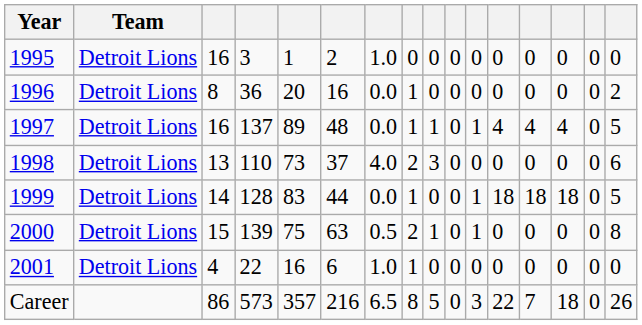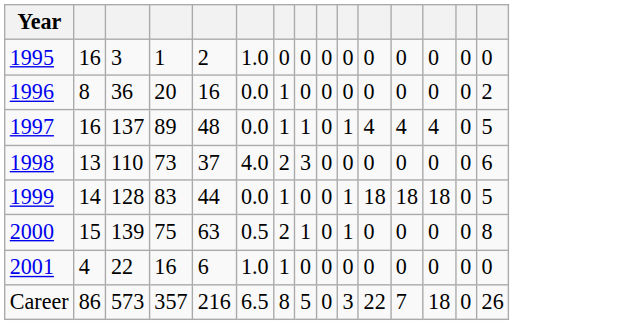- column: (138, 22)
